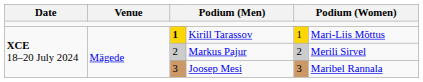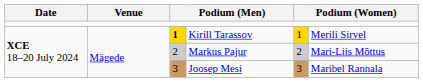(348, 34) Mari-Liis Mõttus -> (338, 34) Merili Sirvel
(338, 51) Merili Sirvel -> (348, 51) Mari-Liis Mõttus
